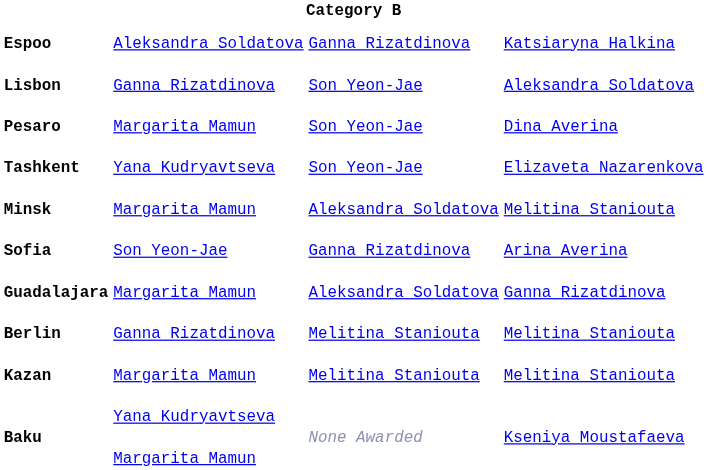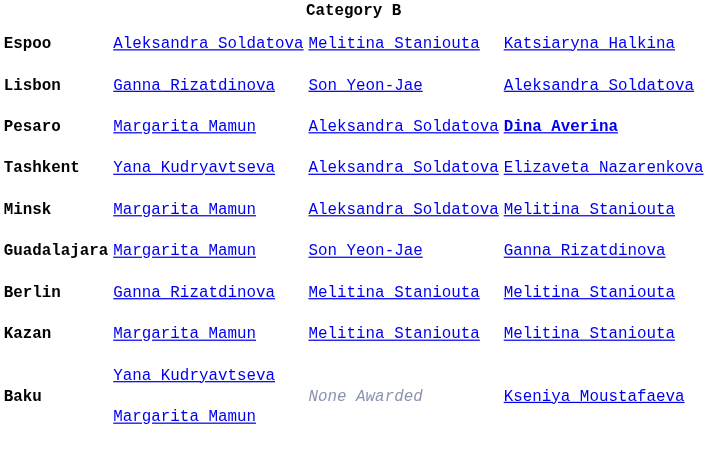(389, 43) Ganna Rizatdinova -> (394, 43) Melitina Staniouta
(366, 126) Son Yeon-Jae -> (404, 126) Aleksandra Soldatova
(561, 126) normal -> (561, 126) bold
(366, 168) Son Yeon-Jae -> (404, 168) Aleksandra Soldatova
- row: (27, 251)
(404, 292) Aleksandra Soldatova -> (366, 251) Son Yeon-Jae
